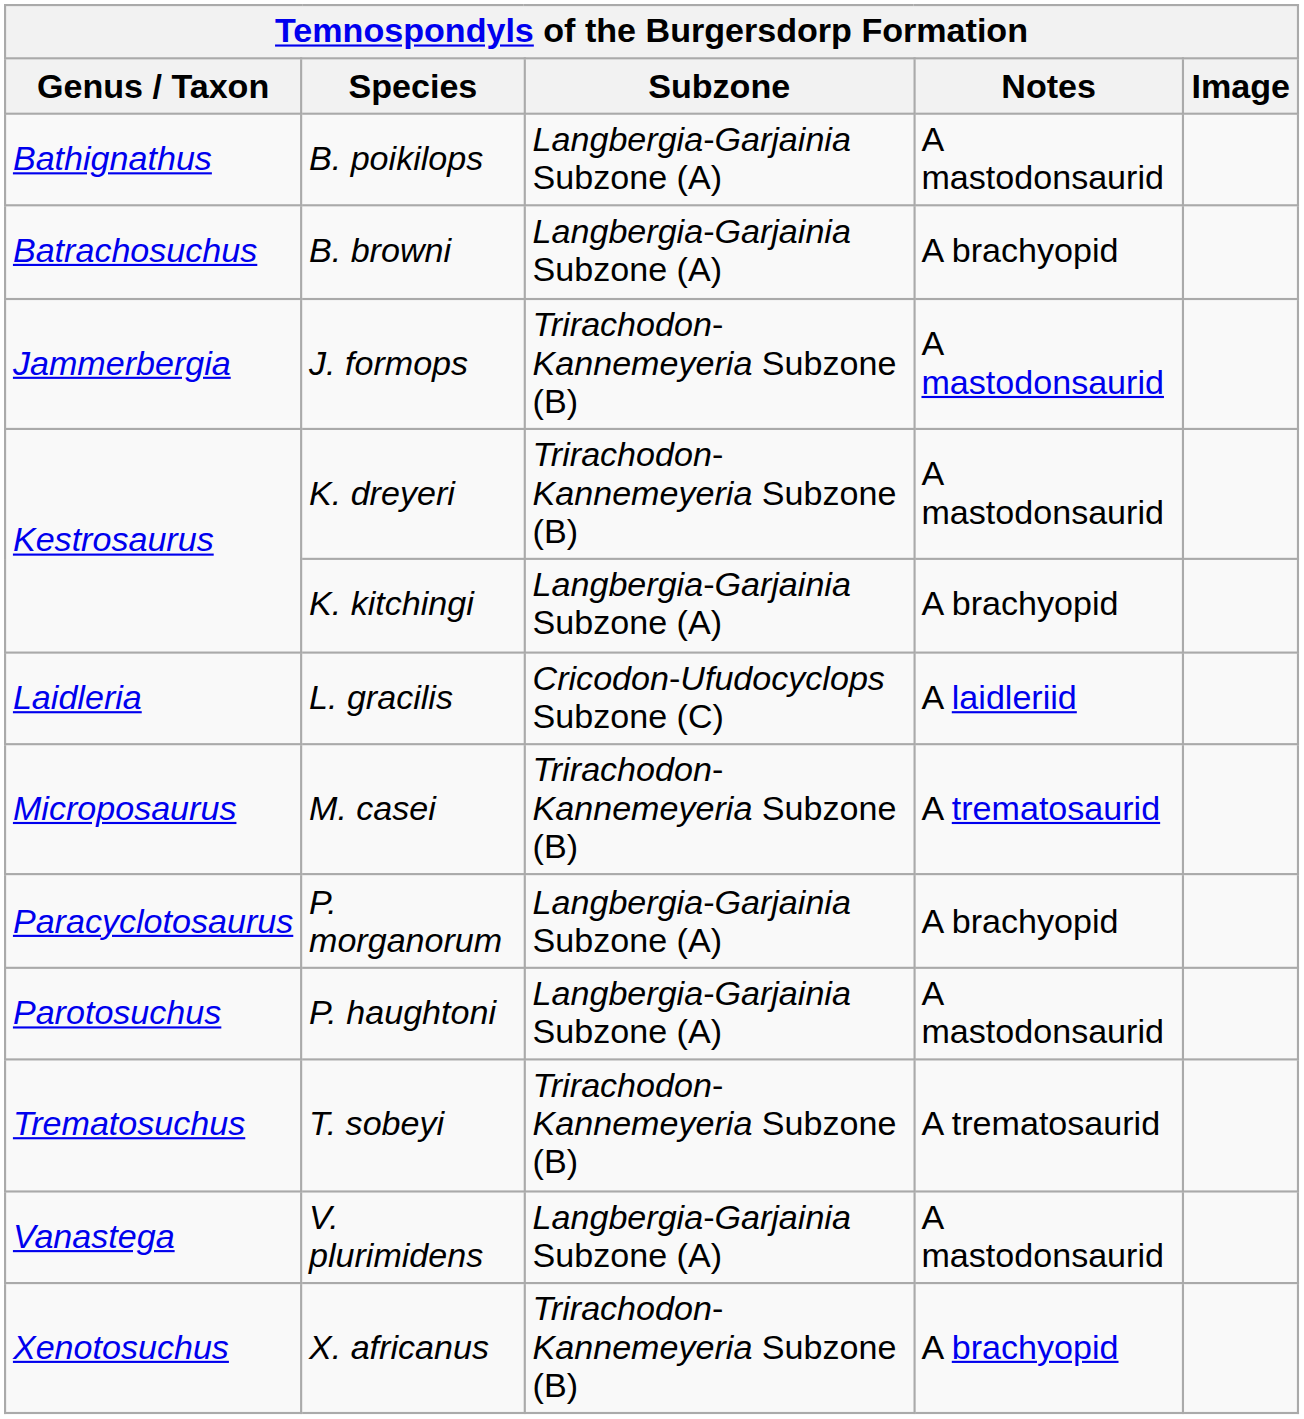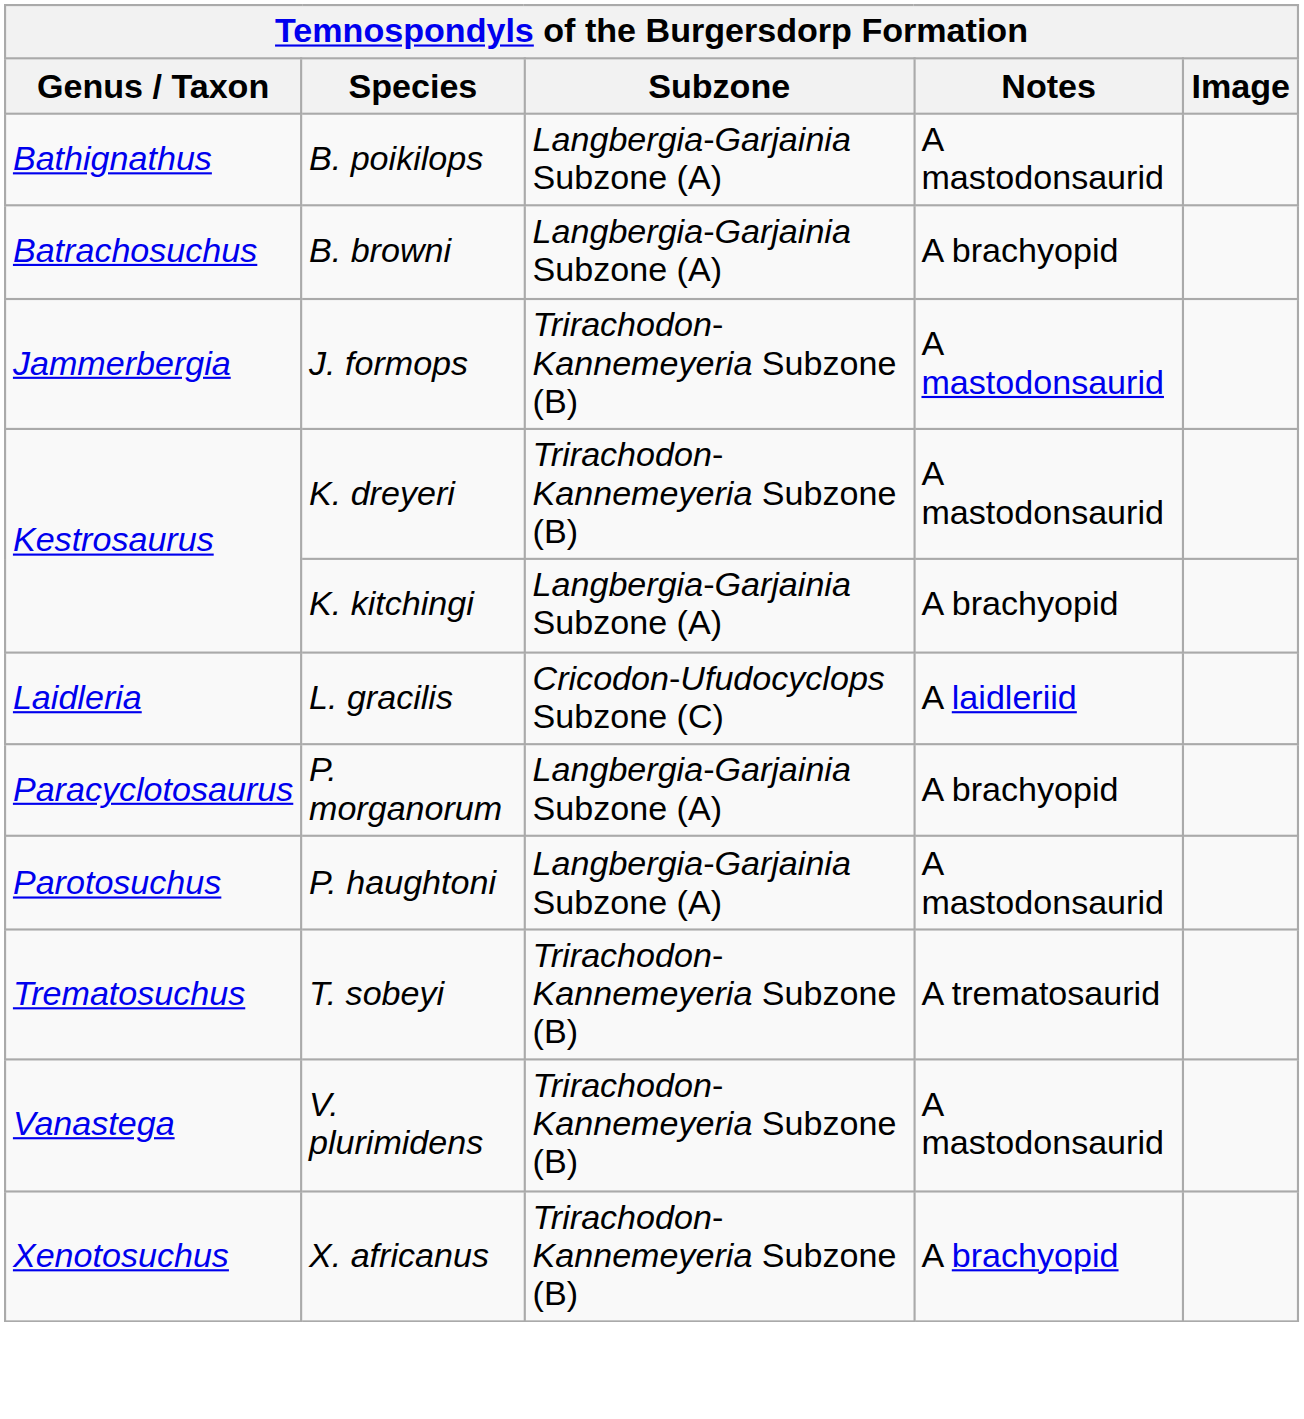- row: (372, 808)
(692, 1236) Langbergia-Garjainia Subzone (A) -> (714, 1124) Trirachodon-Kannemeyeria Subzone (B)
